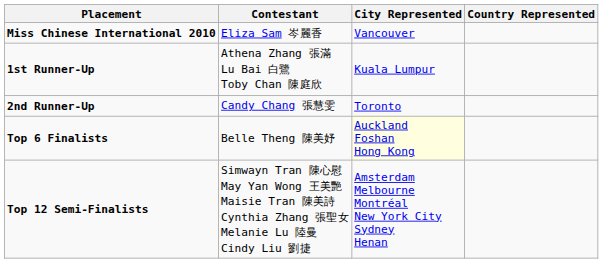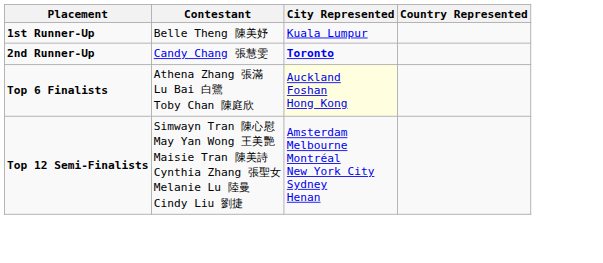- row: (111, 33)
(276, 69) Athena Zhang 張滿 Lu Bai 白鷺 Toby Chan 陳庭欣 -> (211, 33) Belle Theng 陳美妤
(378, 106) normal -> (310, 54) bold
(278, 138) Belle Theng 陳美妤 -> (209, 90) Athena Zhang 張滿 Lu Bai 白鷺 Toby Chan 陳庭欣
